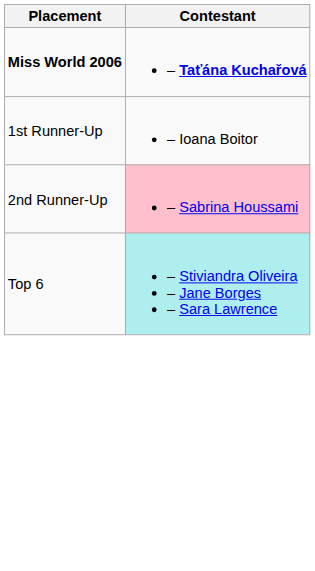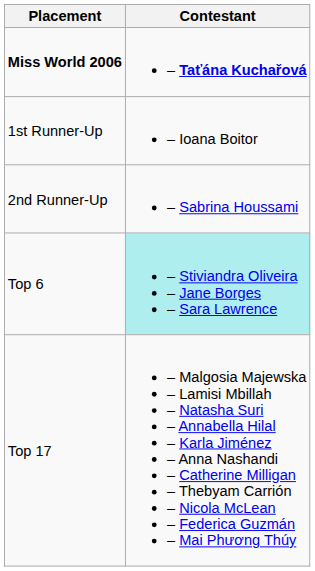(218, 207) pink background -> (218, 207) no background
+ row: (30, 451)
